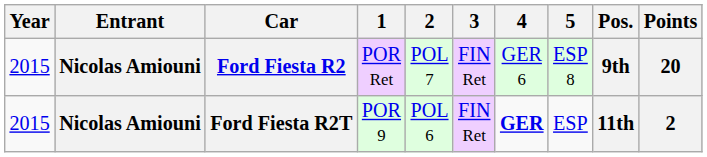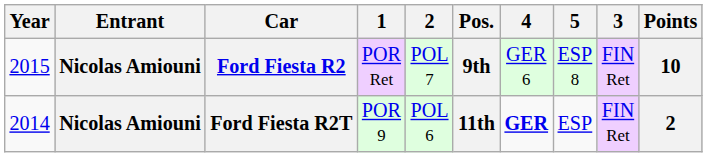columns swapped: (474, 21) <-> (616, 21)
(671, 66) 20 -> (671, 66) 10
(30, 123) 2015 -> (30, 123) 2014
